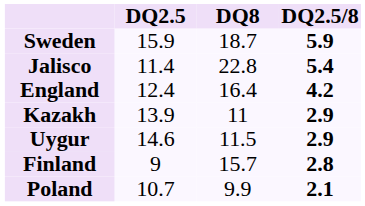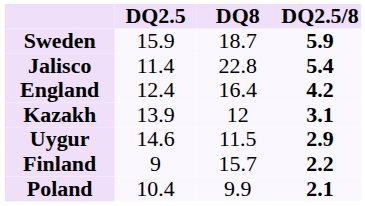(238, 114) 11 -> (238, 114) 12
(320, 114) 2.9 -> (320, 114) 3.1
(320, 164) 2.8 -> (320, 164) 2.2
(156, 188) 10.7 -> (156, 188) 10.4
